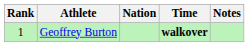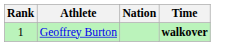- column: (227, 13)
